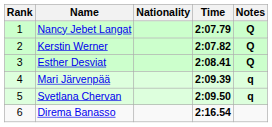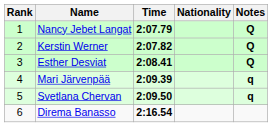columns swapped: (163, 12) <-> (213, 12)
